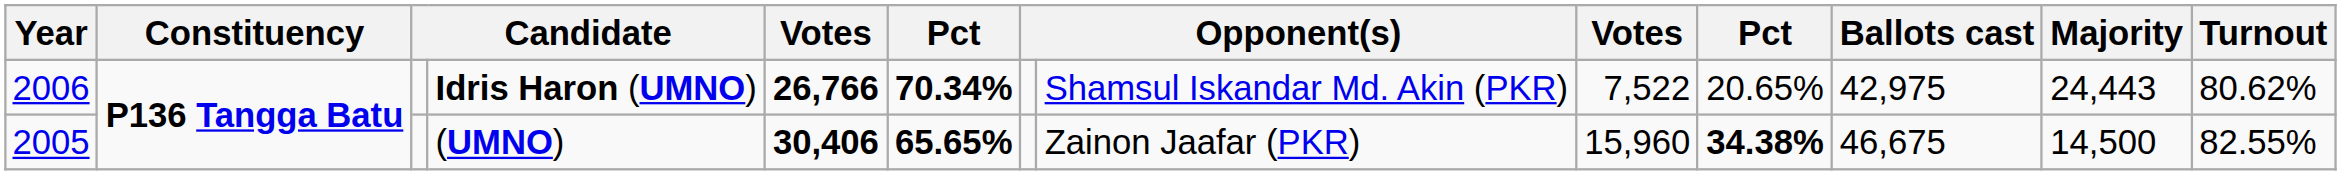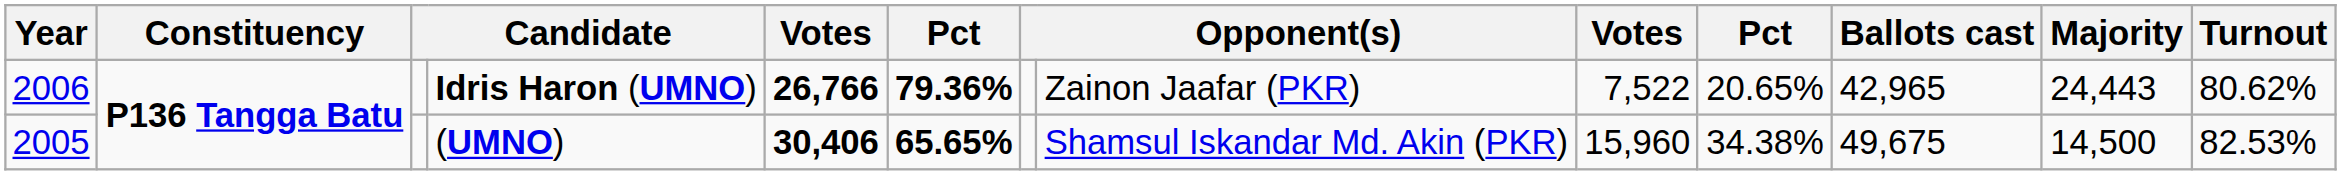(954, 87) 70.34% -> (954, 87) 79.36%
(1306, 87) Shamsul Iskandar Md. Akin (PKR) -> (1202, 87) Zainon Jaafar (PKR)
(1893, 87) 42,975 -> (1893, 87) 42,965
(1202, 142) Zainon Jaafar (PKR) -> (1306, 142) Shamsul Iskandar Md. Akin (PKR)
(1765, 142) bold -> (1765, 142) normal
(1893, 142) 46,675 -> (1893, 142) 49,675
(2258, 142) 82.55% -> (2258, 142) 82.53%
